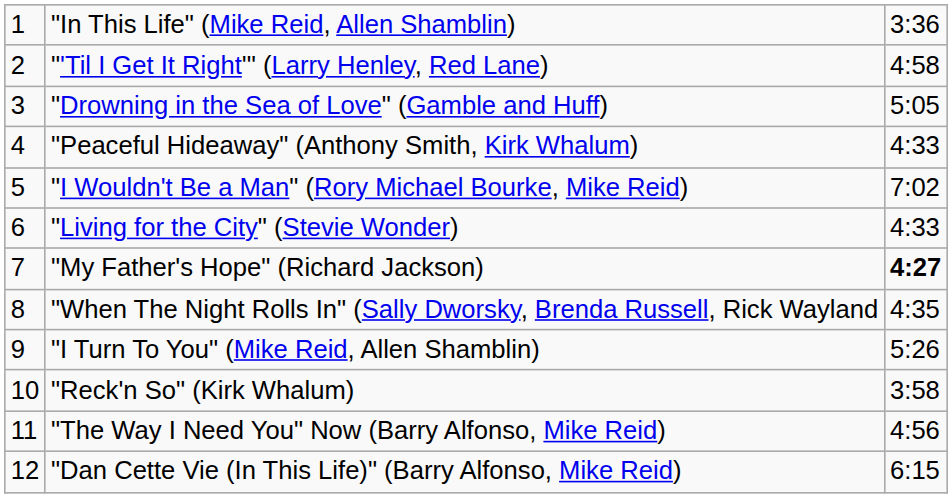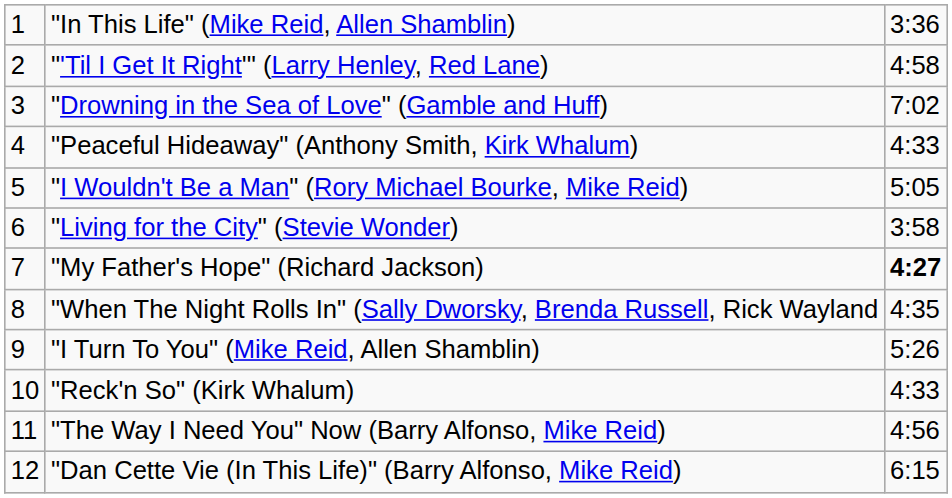(915, 106) 5:05 -> (915, 106) 7:02
(915, 187) 7:02 -> (915, 187) 5:05
(915, 227) 4:33 -> (915, 227) 3:58
(915, 390) 3:58 -> (915, 390) 4:33
